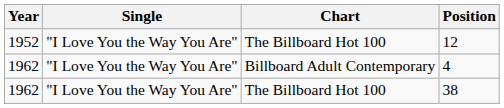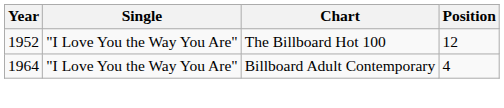(24, 66) 1962 -> (24, 66) 1964
- row: (450, 90)
